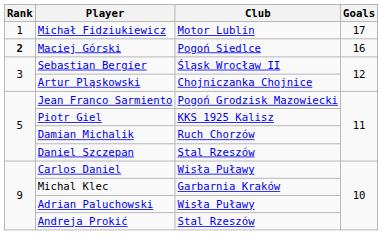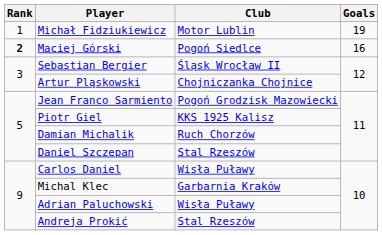(359, 30) 17 -> (359, 30) 19
